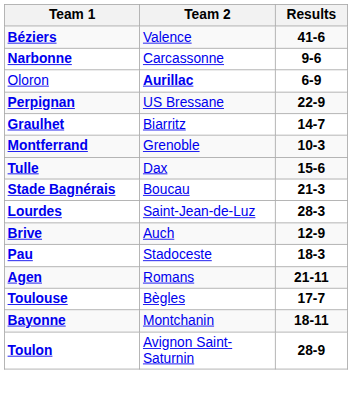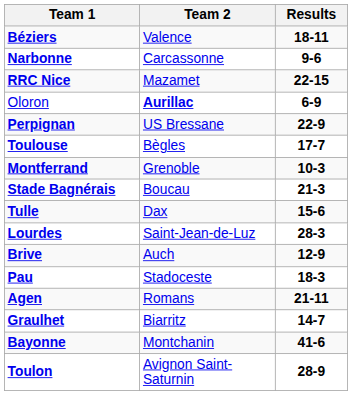(311, 37) 41-6 -> (311, 37) 18-11
+ row: (39, 80)
rows swapped: (36, 124) <-> (38, 299)
rows swapped: (62, 189) <-> (23, 168)
(311, 320) 18-11 -> (311, 342) 41-6
